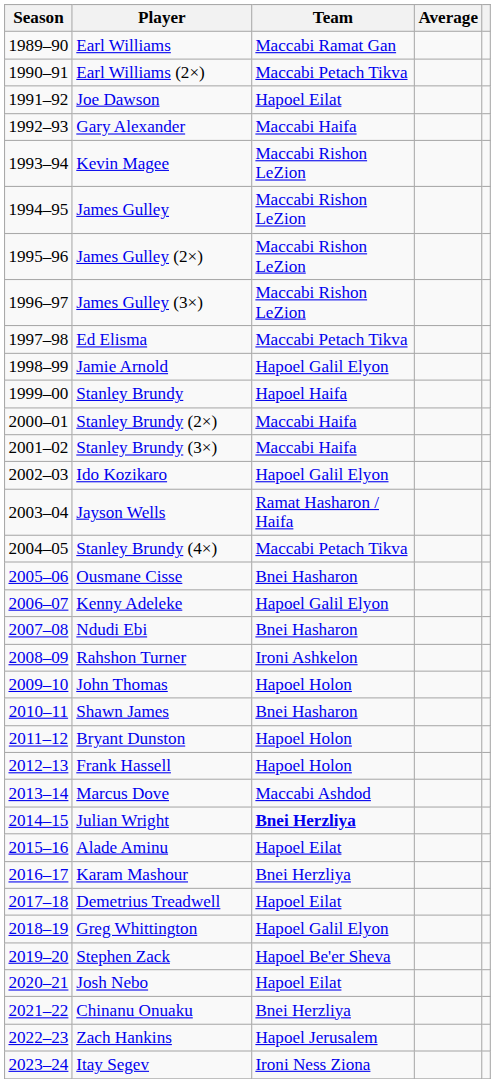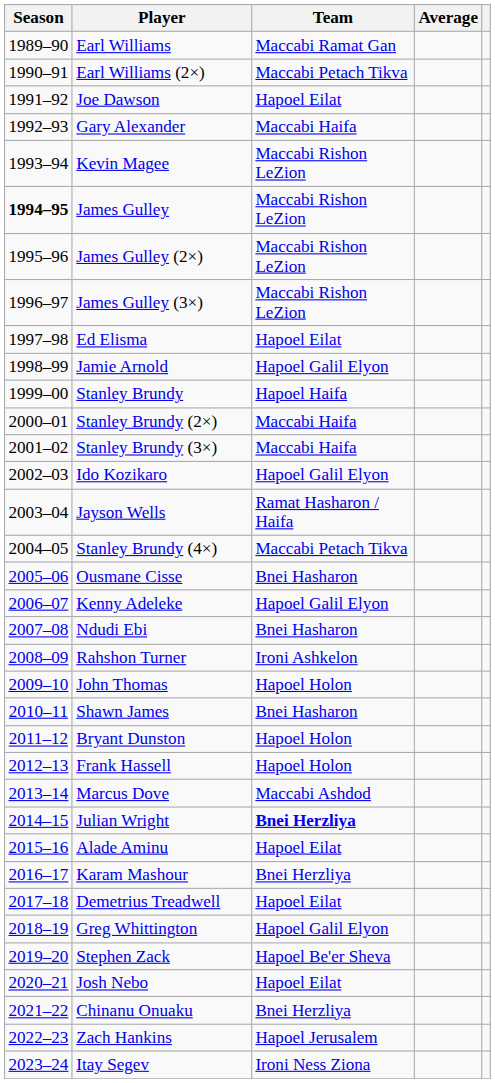(38, 209) normal -> (38, 209) bold
(331, 339) Maccabi Petach Tikva -> (298, 339) Hapoel Eilat
